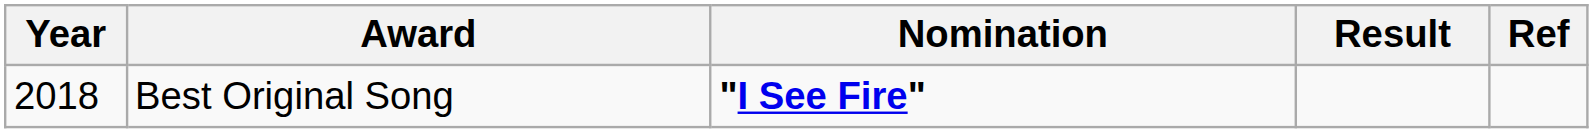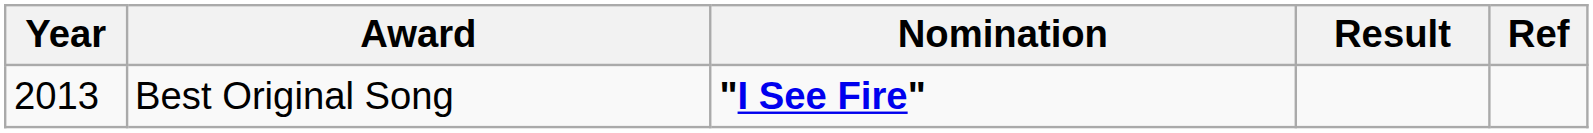(57, 95) 2018 -> (57, 95) 2013
